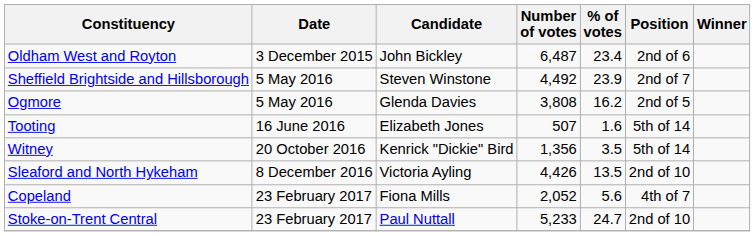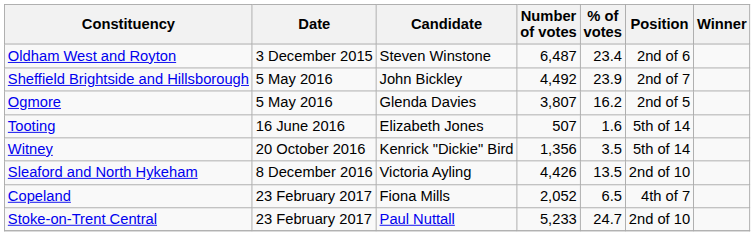(421, 56) John Bickley -> (435, 56) Steven Winstone
(435, 79) Steven Winstone -> (421, 79) John Bickley
(558, 102) 3,808 -> (558, 102) 3,807
(612, 196) 5.6 -> (612, 196) 6.5
